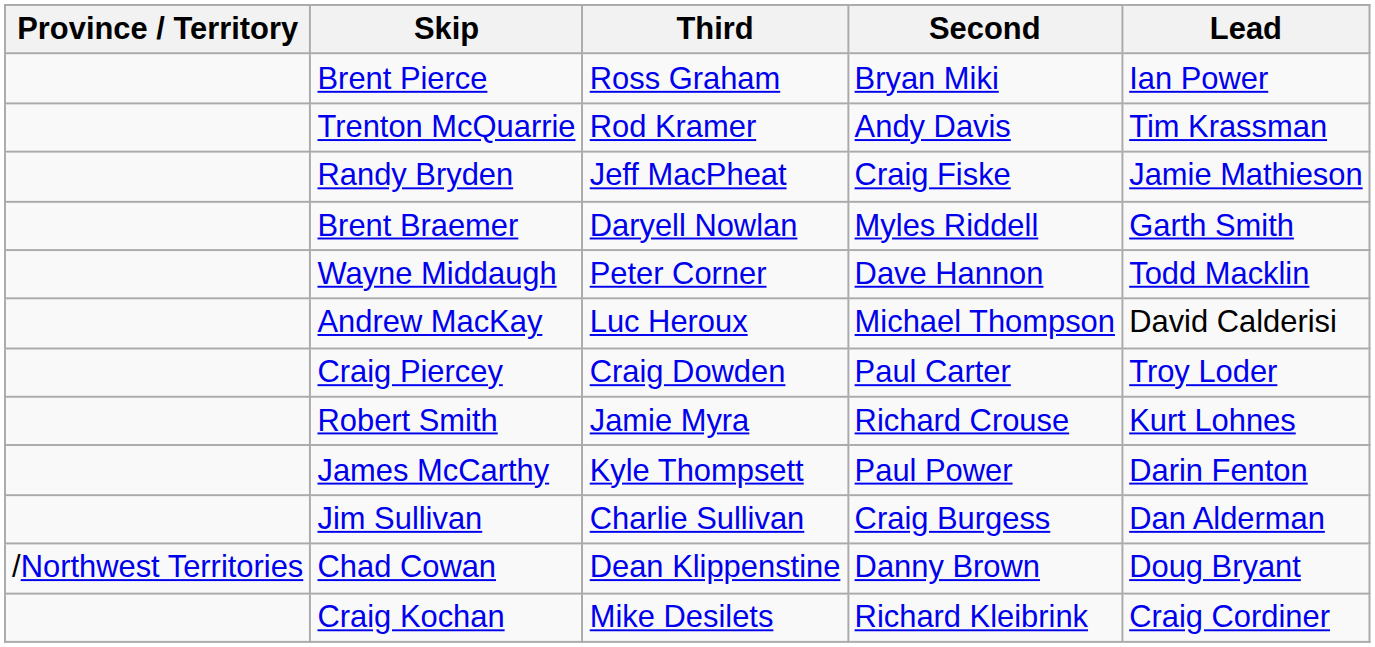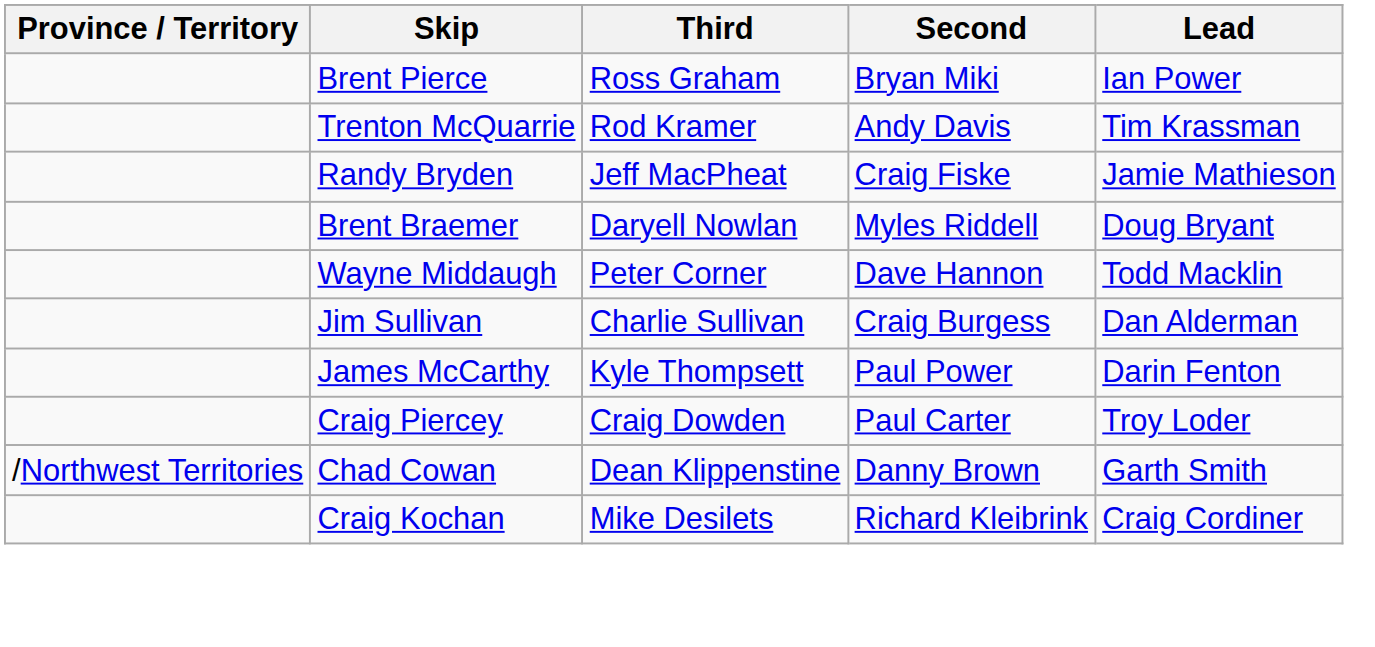(1212, 224) Garth Smith -> (1188, 224) Doug Bryant
- row: (430, 322)
rows swapped: (400, 518) <-> (410, 371)
- row: (408, 420)
(1215, 567) Doug Bryant -> (1185, 469) Garth Smith
